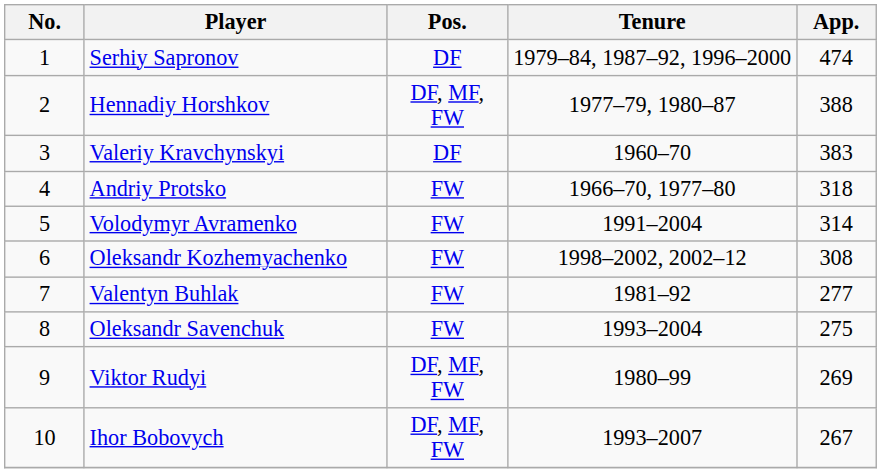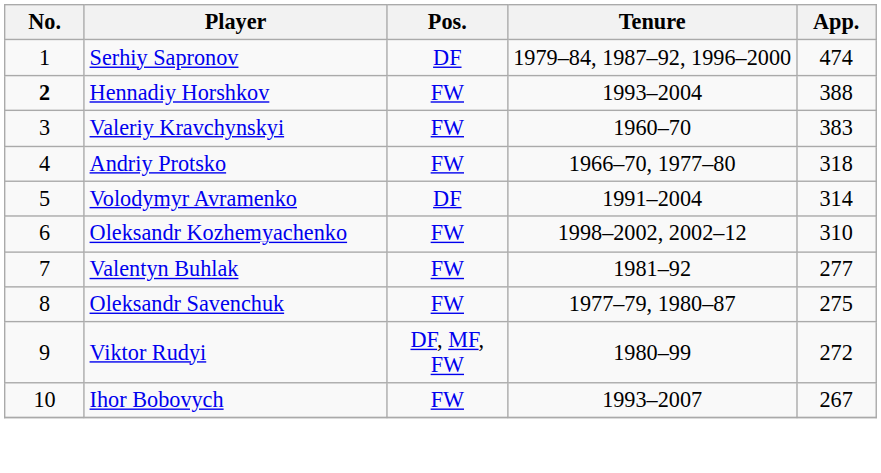(45, 105) normal -> (45, 92) bold
(447, 105) DF, MF, FW -> (447, 92) FW
(652, 105) 1977–79, 1980–87 -> (652, 92) 1993–2004
(447, 152) DF -> (447, 127) FW
(447, 223) FW -> (447, 198) DF
(836, 258) 308 -> (836, 233) 310
(652, 329) 1993–2004 -> (652, 304) 1977–79, 1980–87
(836, 377) 269 -> (836, 352) 272
(447, 437) DF, MF, FW -> (447, 399) FW
